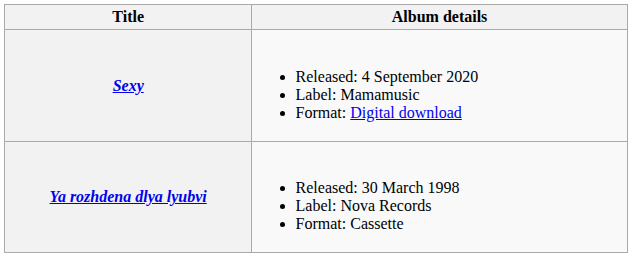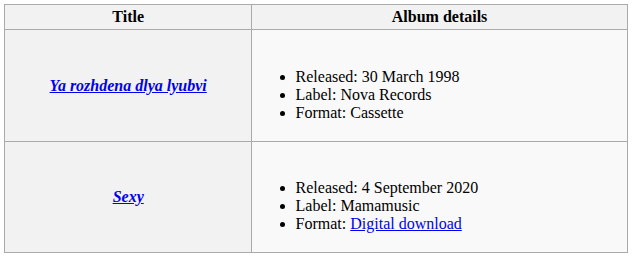rows swapped: (128, 196) <-> (128, 85)
